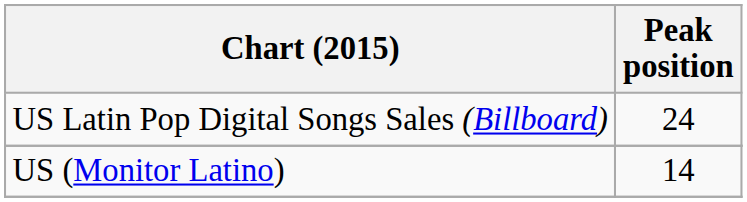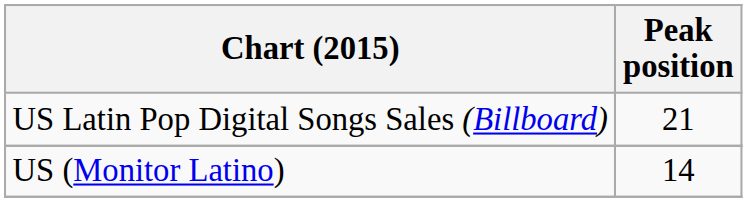(678, 118) 24 -> (678, 118) 21
